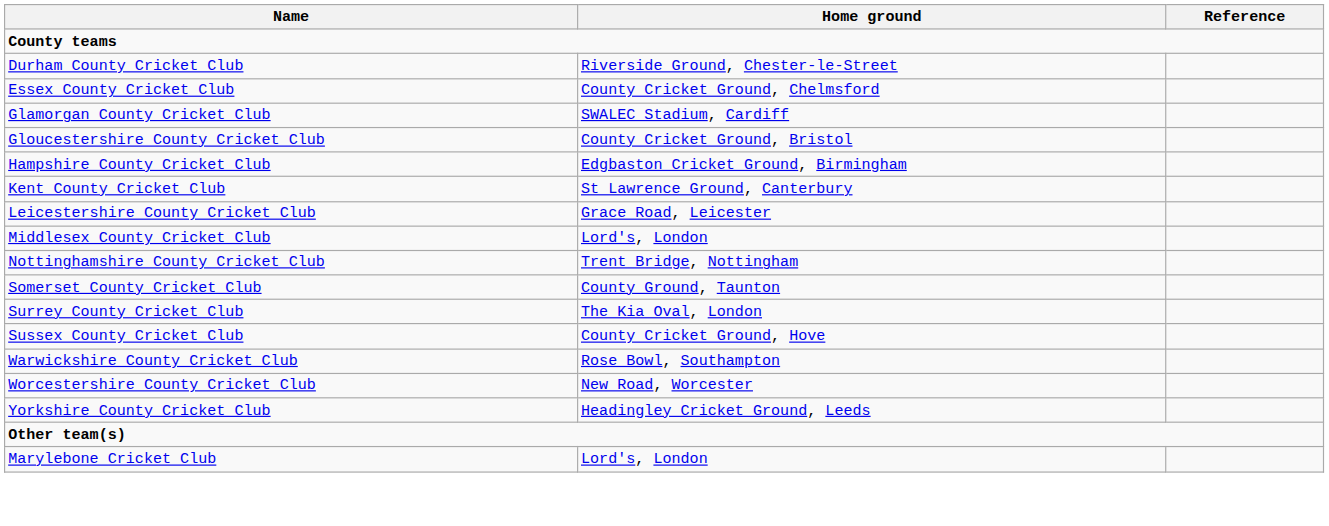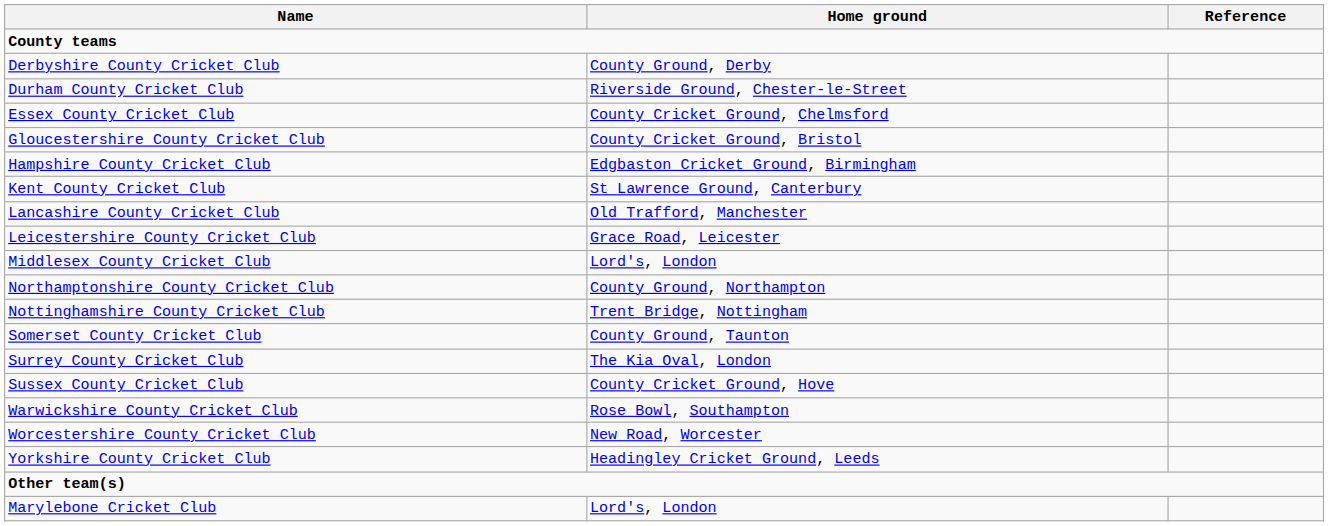+ row: (144, 66)
- row: (139, 115)
+ row: (144, 213)
+ row: (171, 287)
